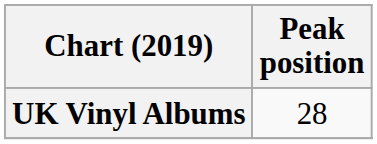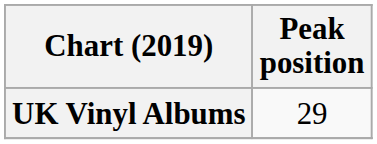(312, 112) 28 -> (312, 112) 29
